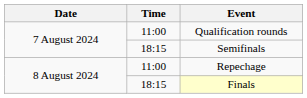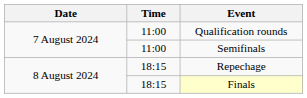(153, 48) 18:15 -> (153, 48) 11:00
(153, 66) 11:00 -> (153, 66) 18:15
